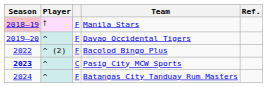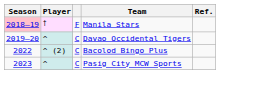(77, 38) F -> (77, 38) C
(77, 51) F -> (77, 51) C
(23, 64) bold -> (23, 64) normal
- row: (161, 76)
